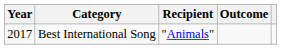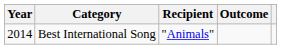(20, 34) 2017 -> (20, 34) 2014
